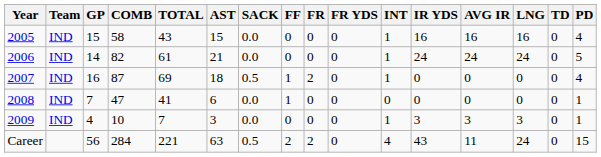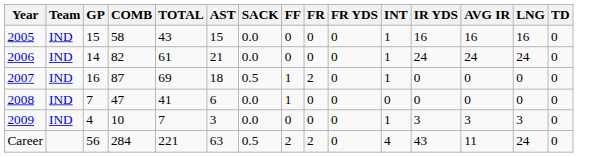- column: (584, 15)
